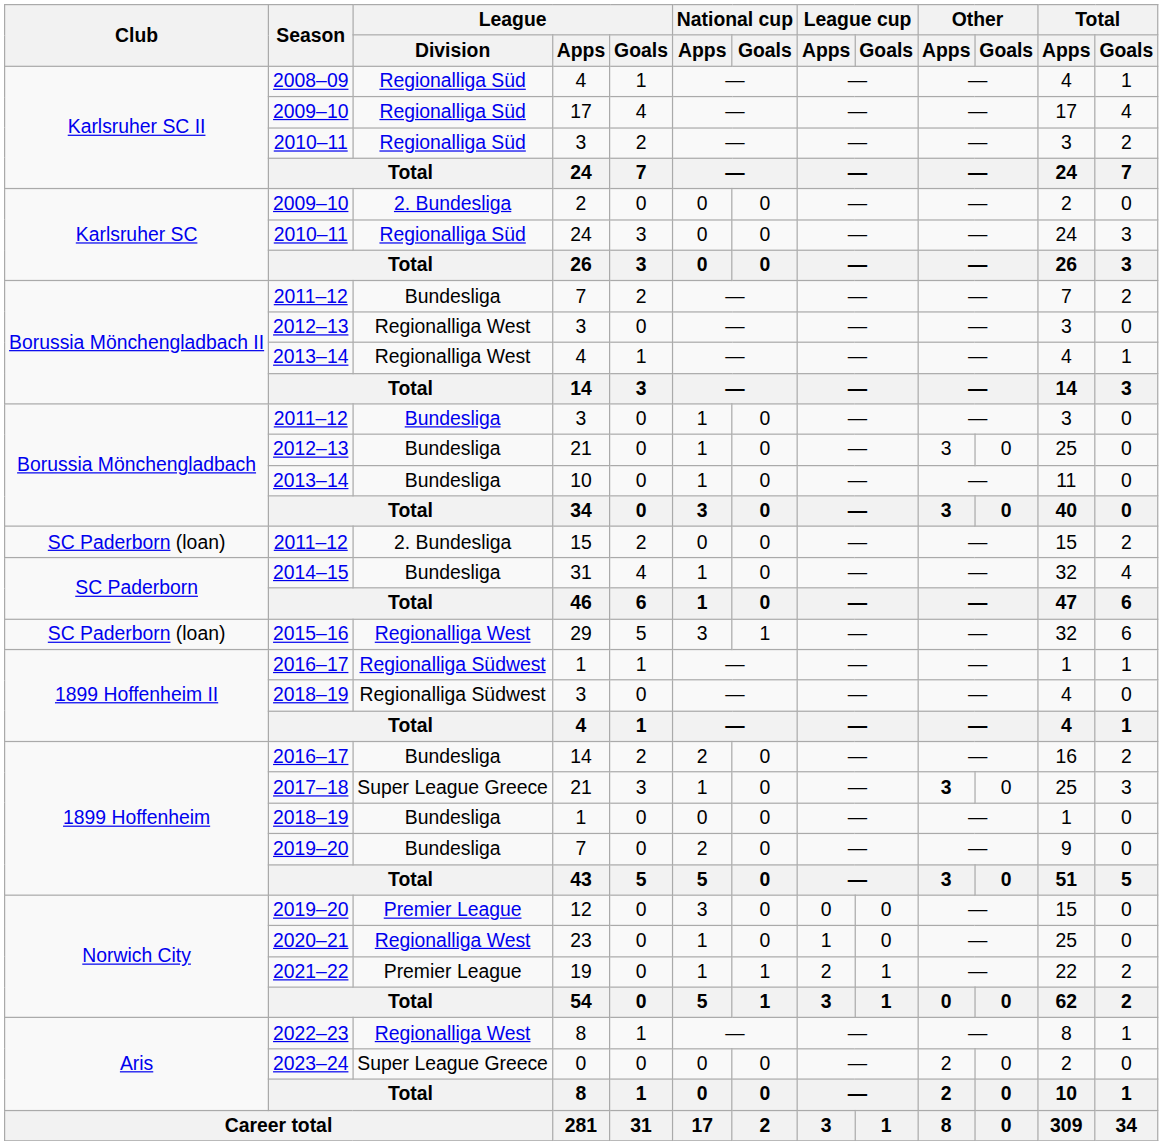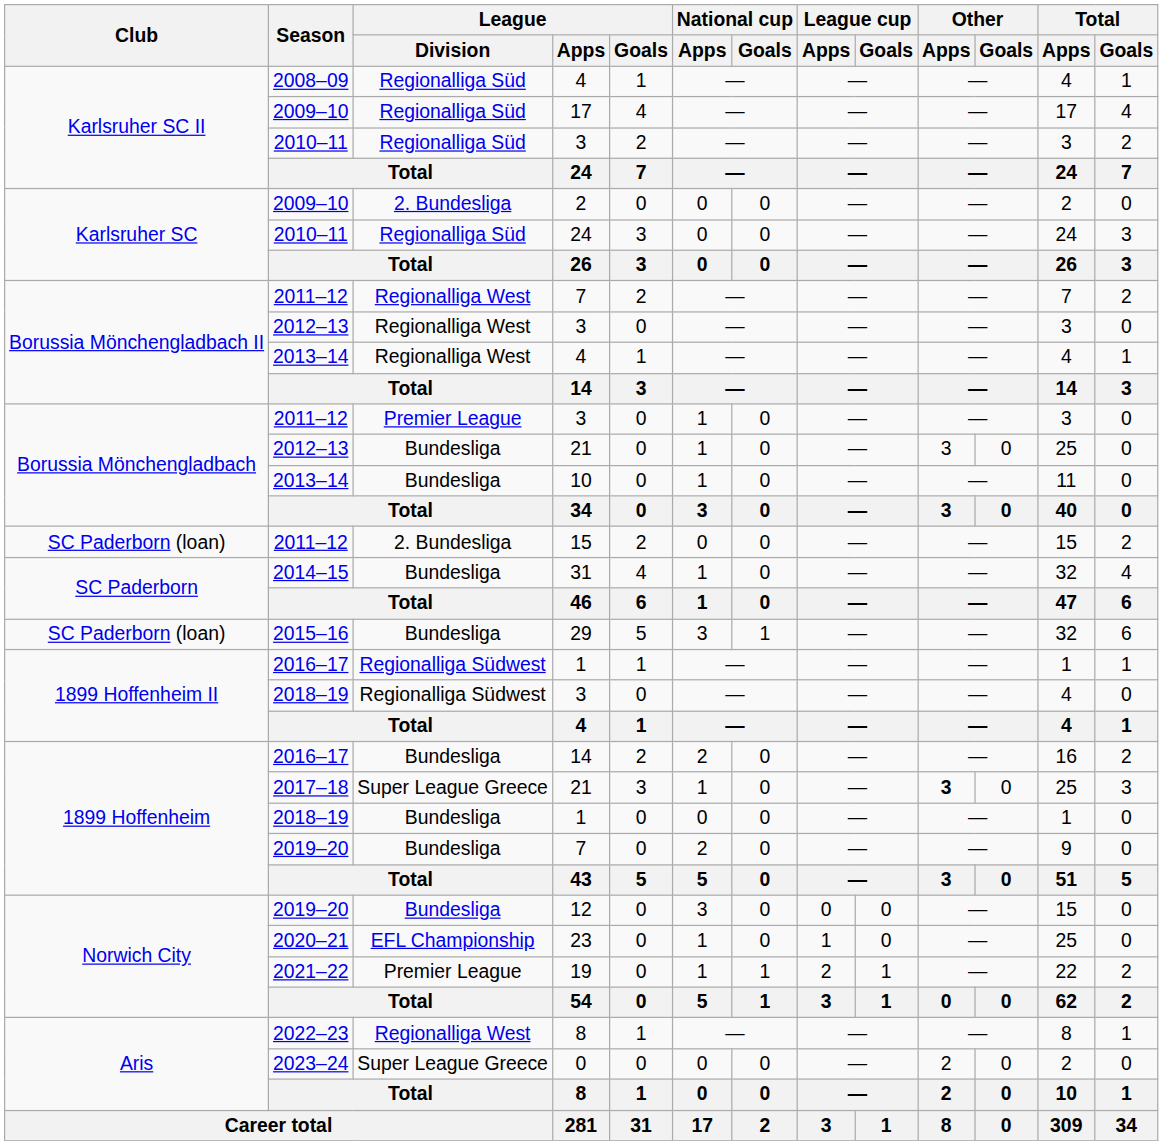(453, 296) Bundesliga -> (453, 296) Regionalliga West
(453, 419) Bundesliga -> (453, 419) Premier League
(453, 633) Regionalliga West -> (453, 633) Bundesliga
(453, 910) Premier League -> (453, 910) Bundesliga
(453, 940) Regionalliga West -> (453, 940) EFL Championship
